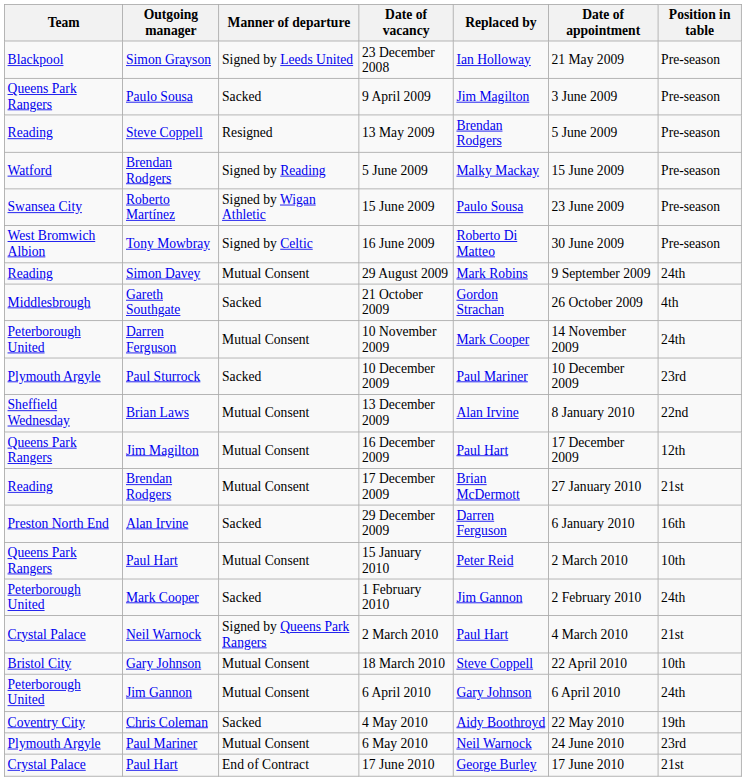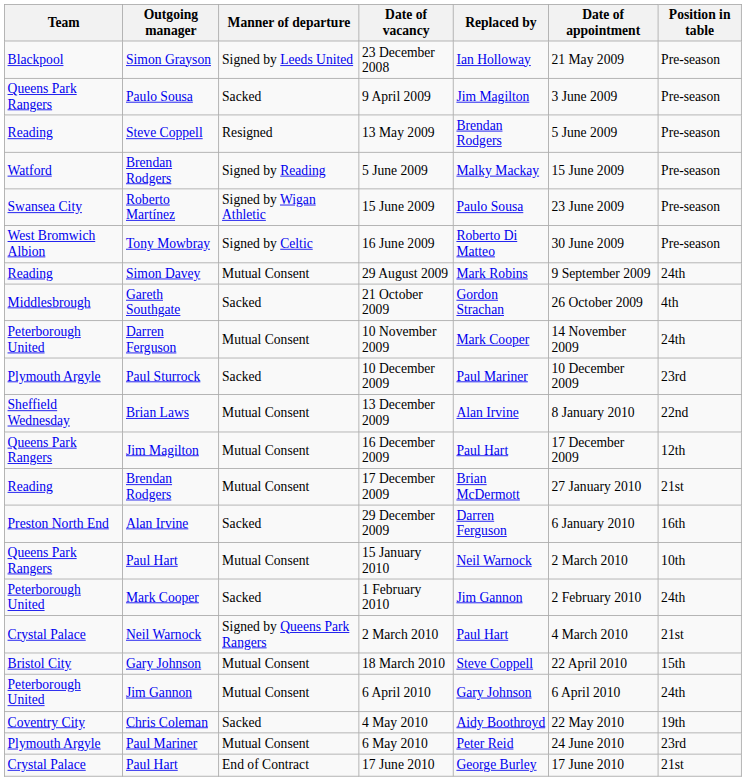(485, 560) Peter Reid -> (494, 560) Neil Warnock
(673, 663) 10th -> (673, 663) 15th
(494, 743) Neil Warnock -> (485, 743) Peter Reid
